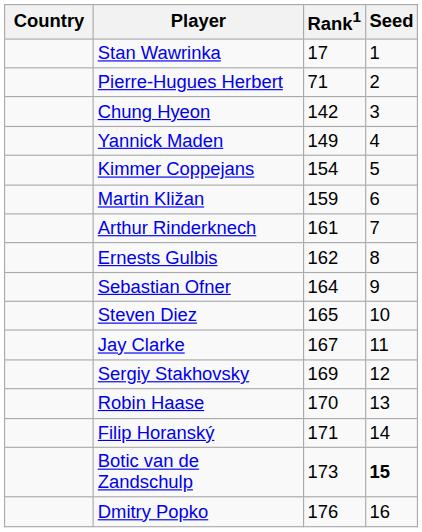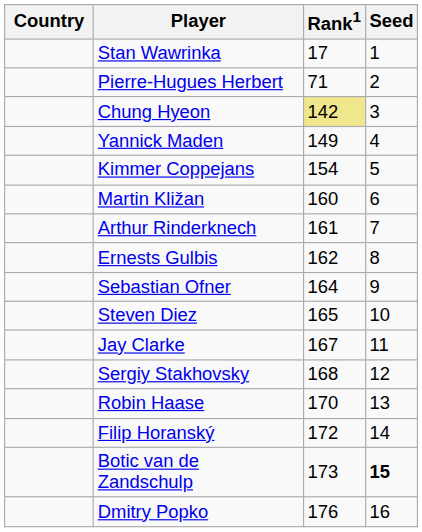(323, 111) no background -> (323, 111) khaki background
(323, 199) 159 -> (323, 199) 160
(323, 374) 169 -> (323, 374) 168
(323, 432) 171 -> (323, 432) 172
